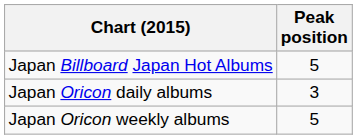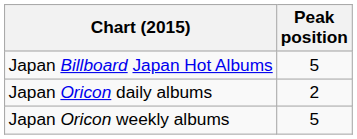(314, 92) 3 -> (314, 92) 2
